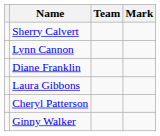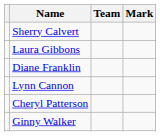rows swapped: (43, 49) <-> (46, 85)
